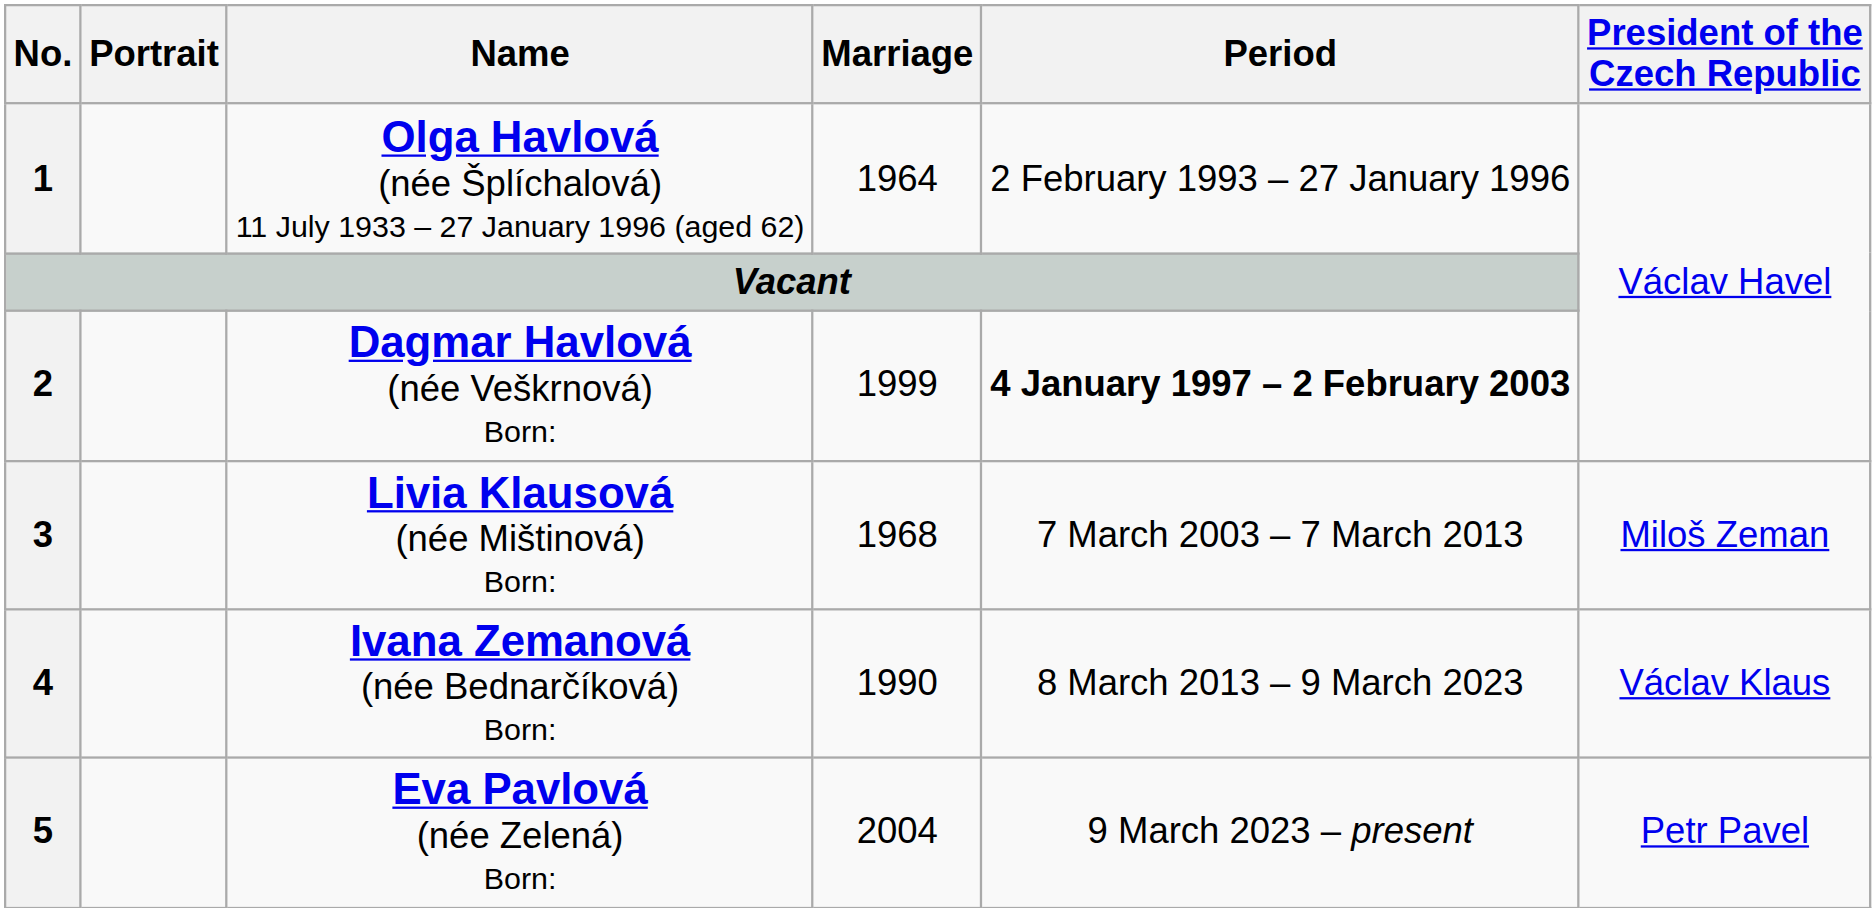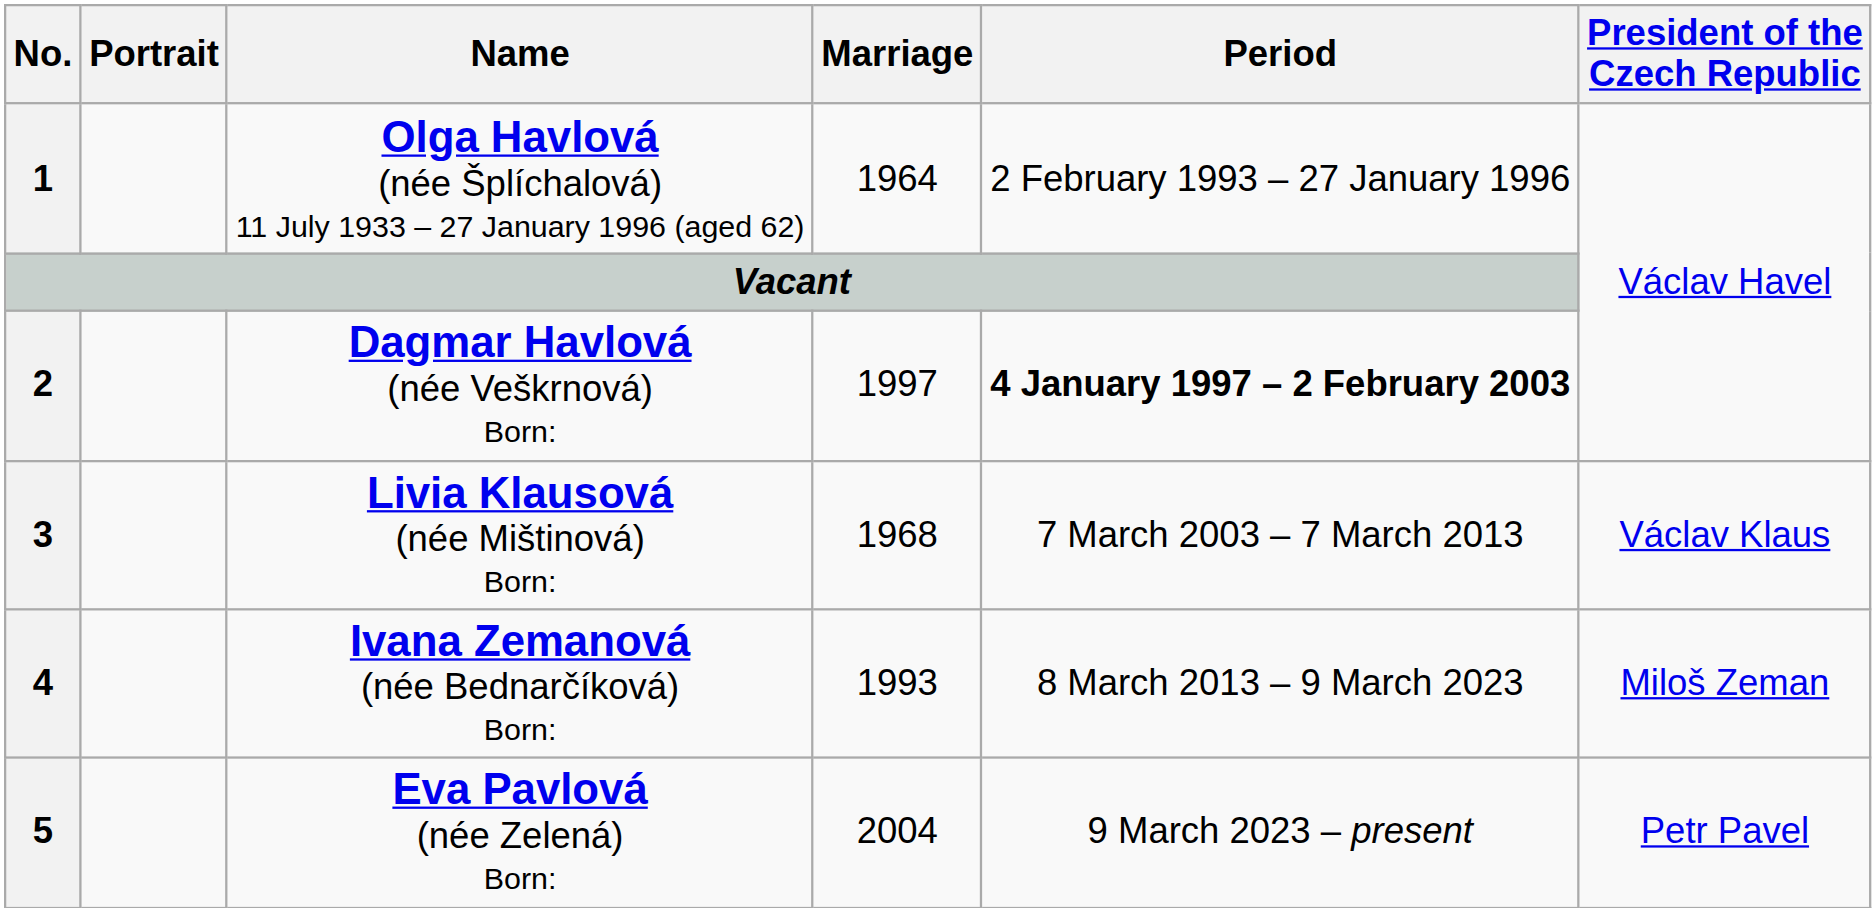(897, 384) 1999 -> (897, 384) 1997
(1725, 533) Miloš Zeman -> (1725, 533) Václav Klaus
(897, 682) 1990 -> (897, 682) 1993
(1725, 682) Václav Klaus -> (1725, 682) Miloš Zeman
